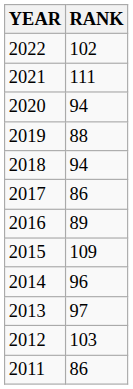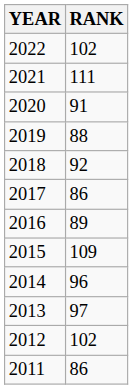(79, 106) 94 -> (79, 106) 91
(79, 164) 94 -> (79, 164) 92
(83, 340) 103 -> (83, 340) 102
